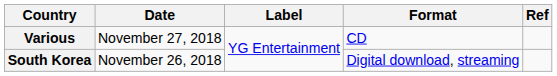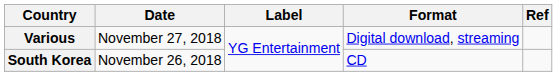(357, 37) CD -> (433, 37) Digital download, streaming
(433, 60) Digital download, streaming -> (357, 60) CD
